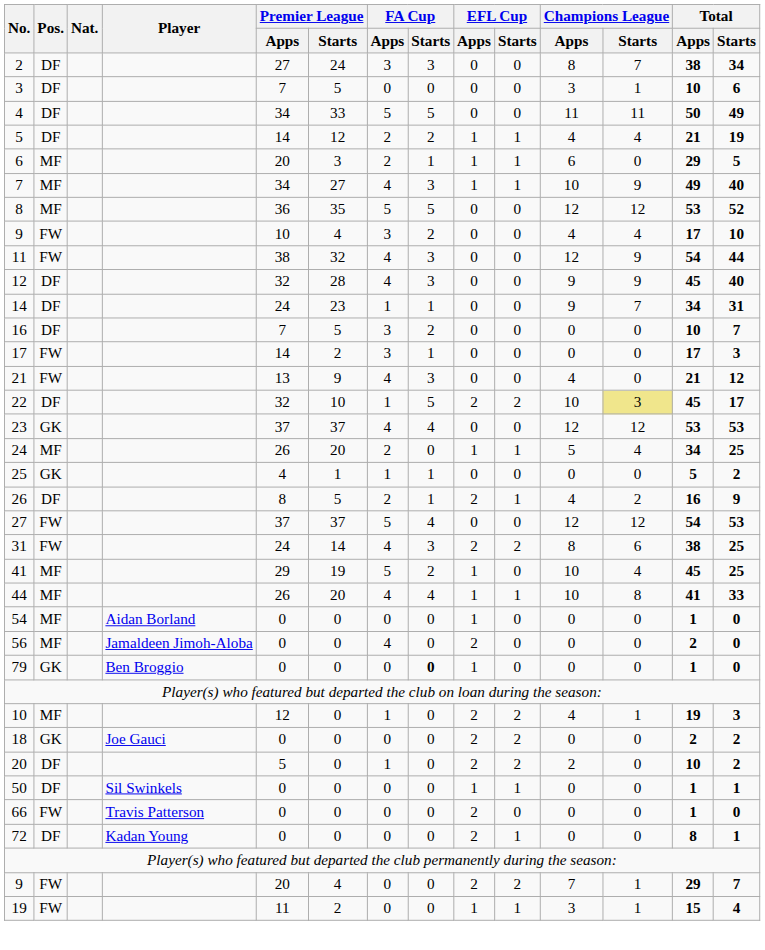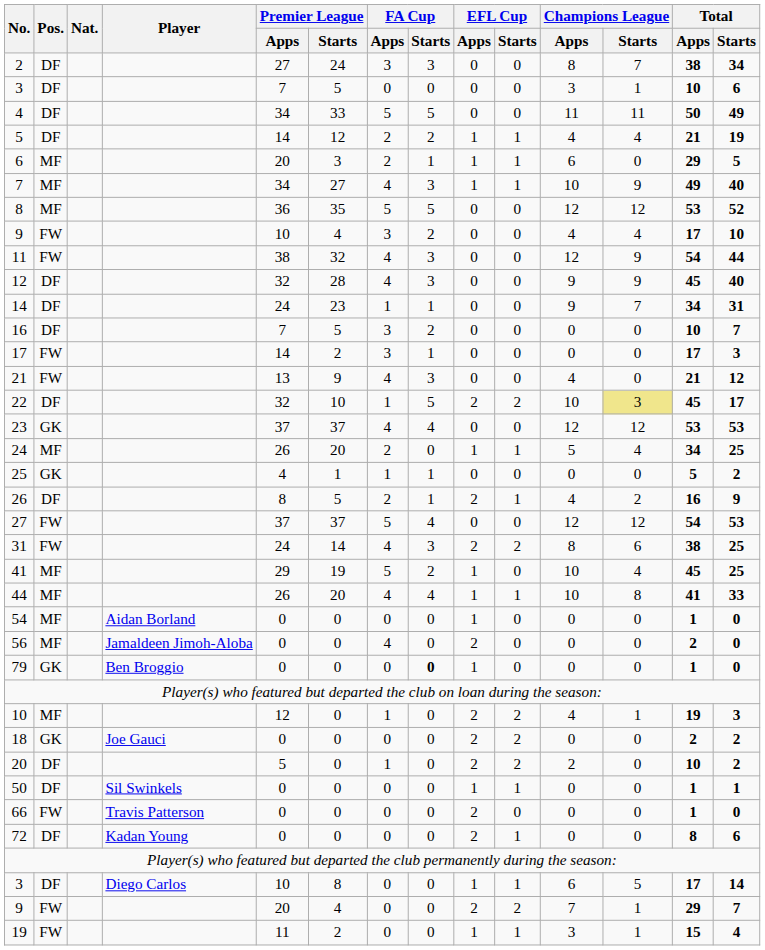(736, 836) 1 -> (736, 836) 6
+ row: (19, 884)
